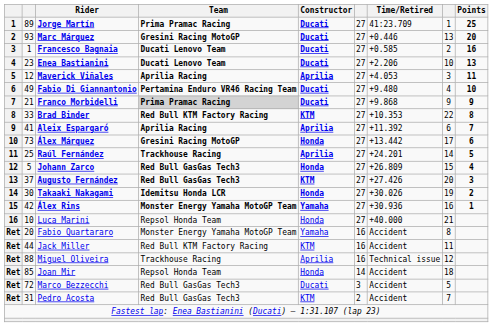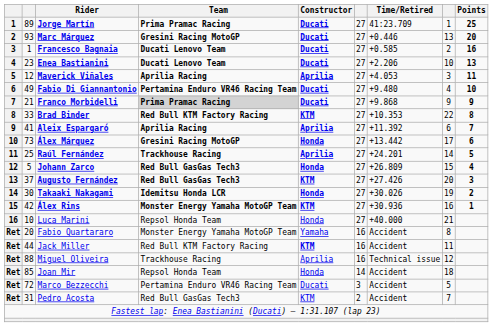(314, 207) Yamaha -> (307, 207) KTM
(307, 246) normal -> (307, 246) bold
(190, 285) Red Bull GasGas Tech3 -> (218, 285) Pertamina Enduro VR46 Racing Team
